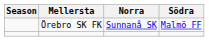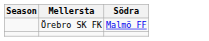- column: (131, 11)
